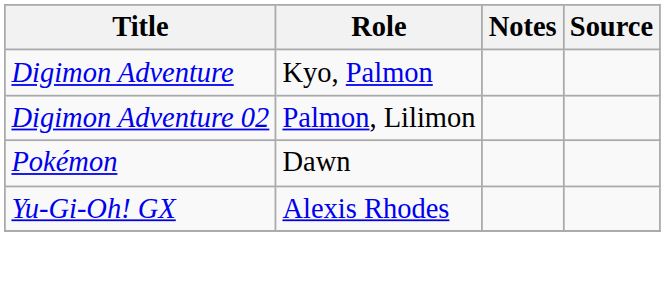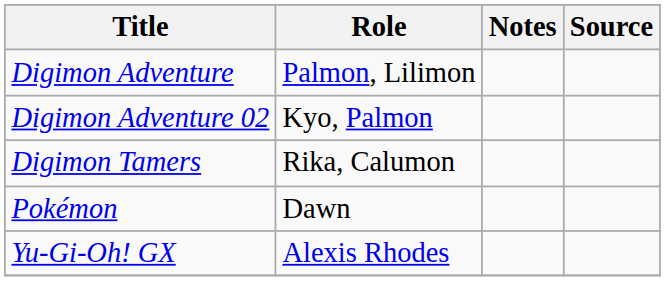(358, 72) Kyo, Palmon -> (379, 72) Palmon, Lilimon
(379, 117) Palmon, Lilimon -> (358, 117) Kyo, Palmon
+ row: (106, 162)
